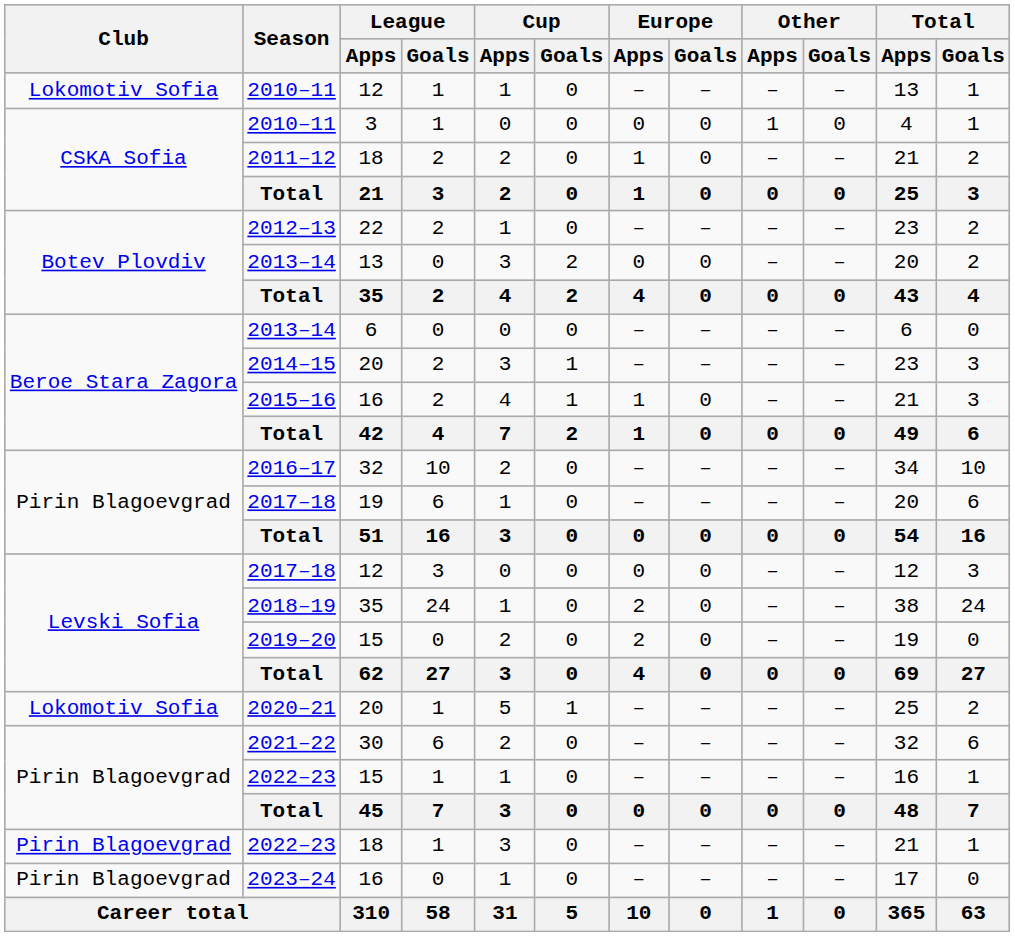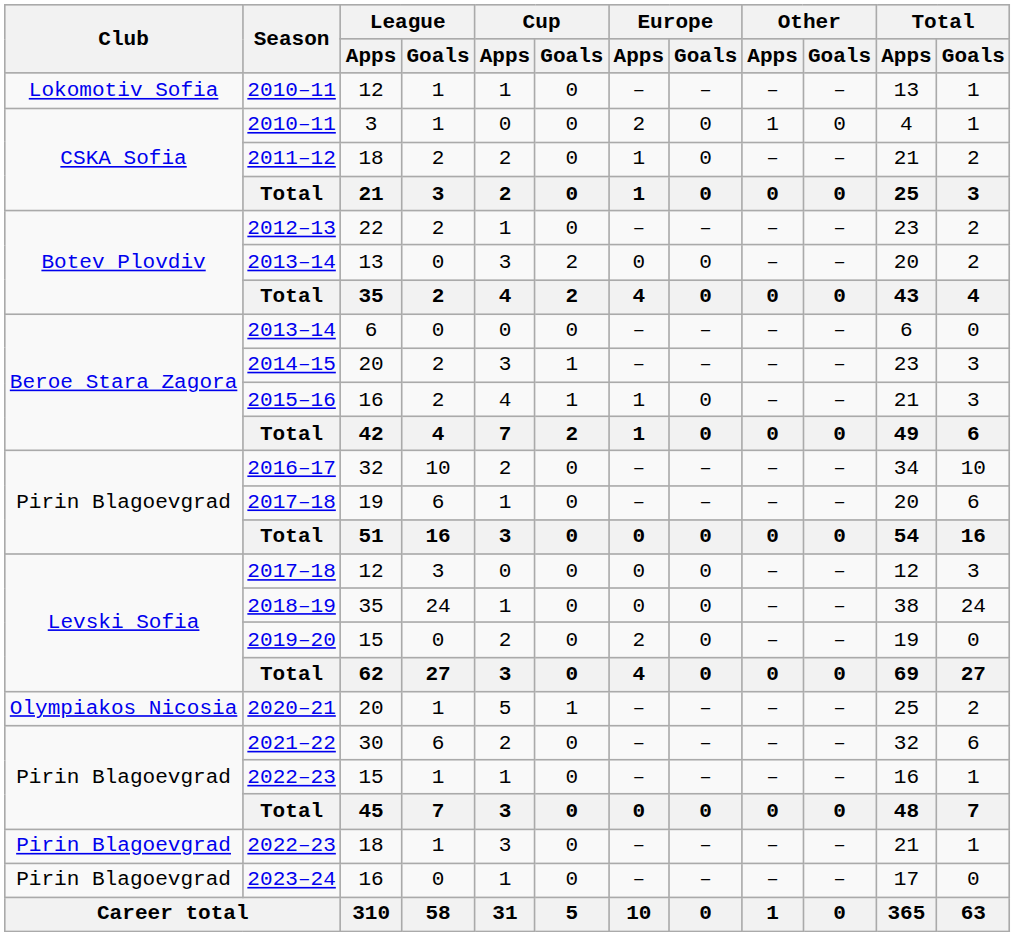(639, 125) 0 -> (639, 125) 2
(639, 605) 2 -> (639, 605) 0
(124, 708) Lokomotiv Sofia -> (124, 708) Olympiakos Nicosia
